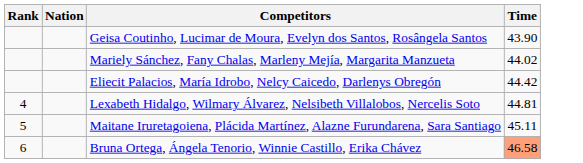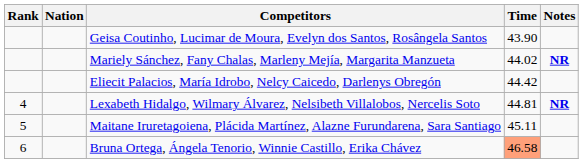+ column: (560, 15)
